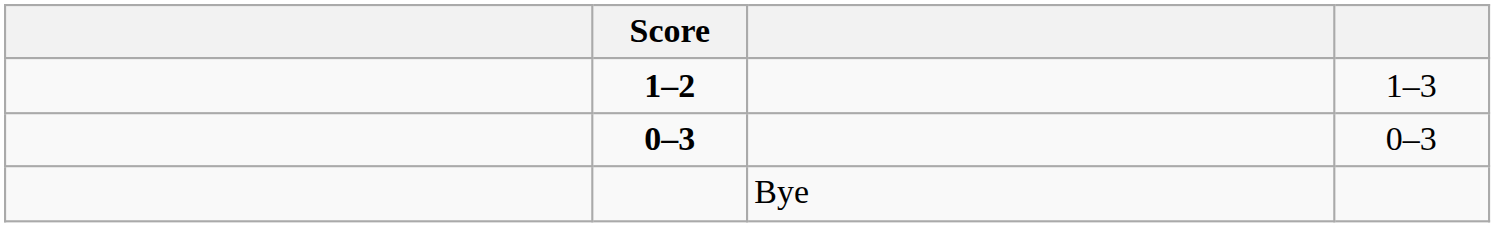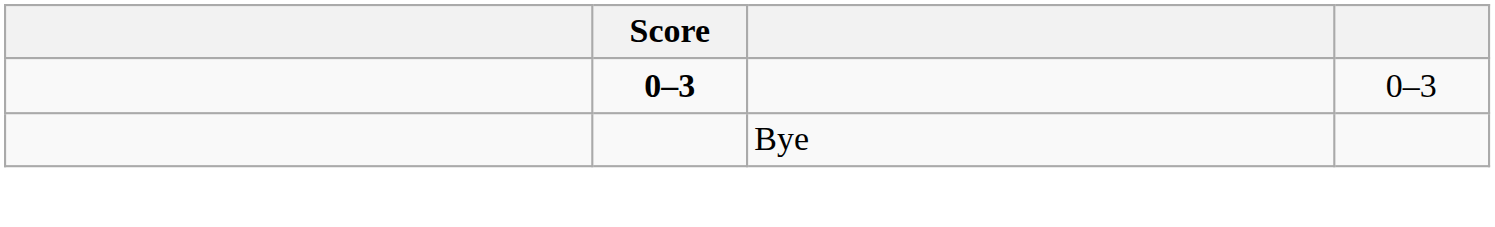- row: (670, 85)
